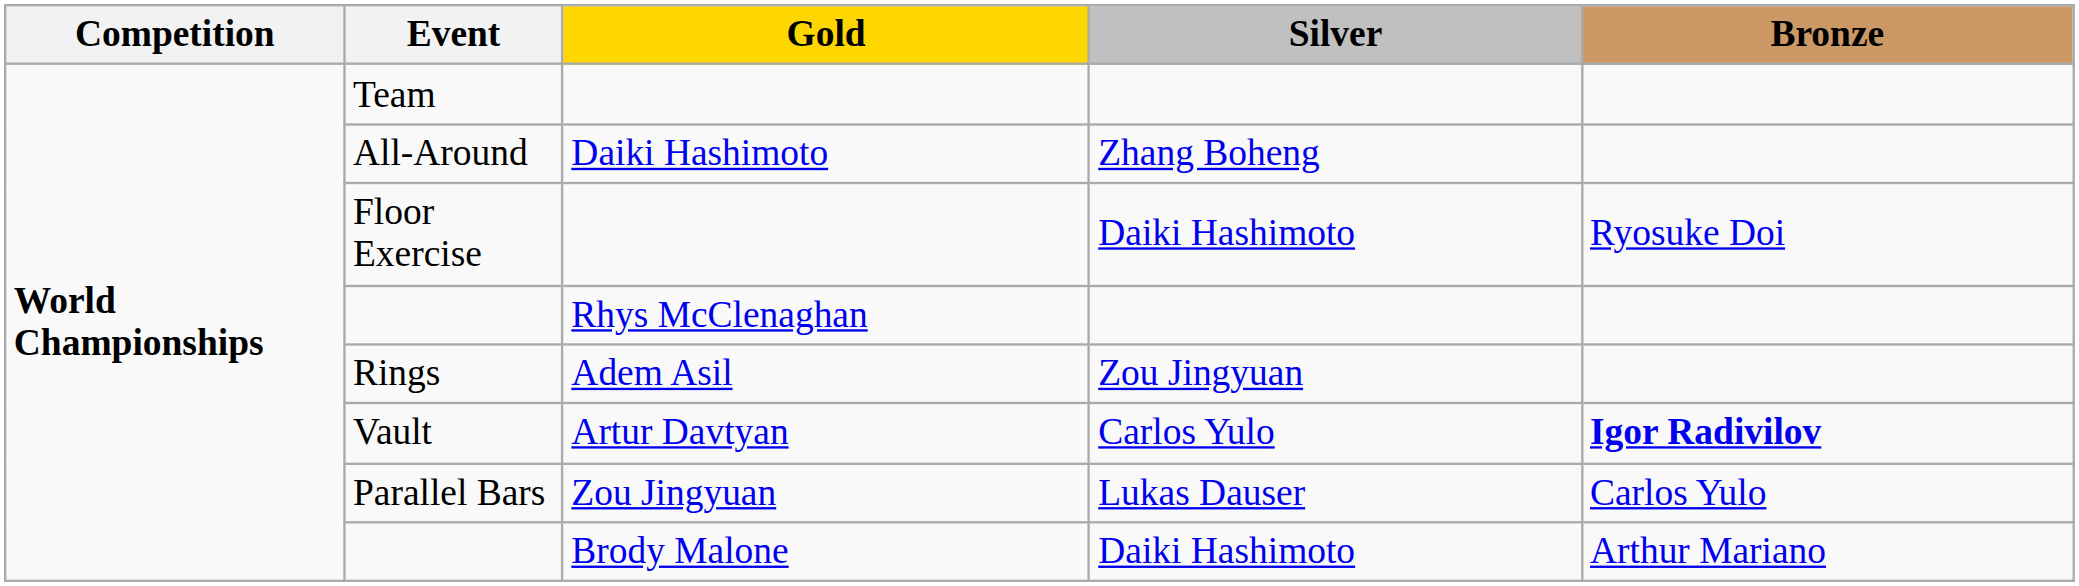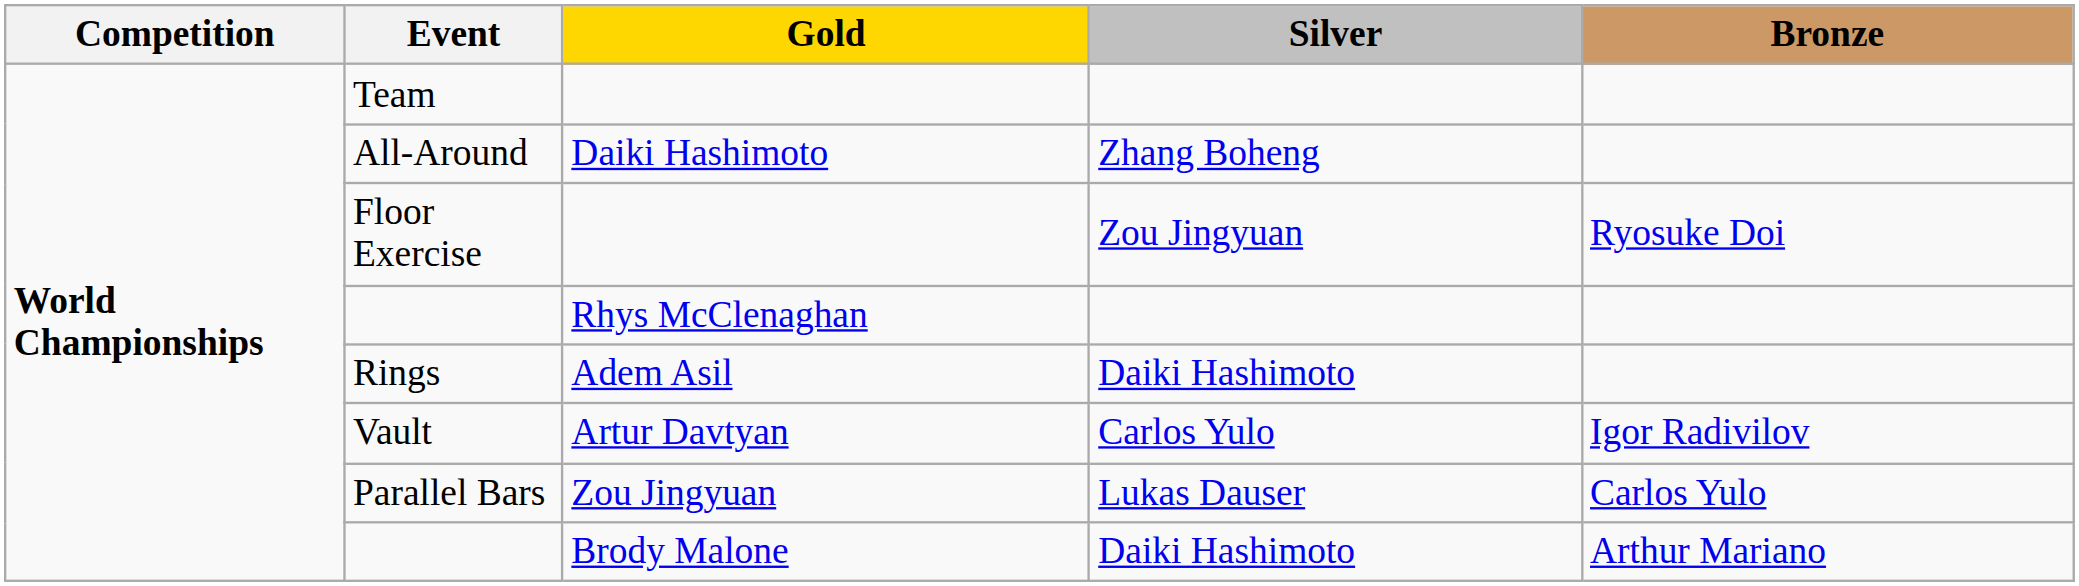(1227, 233) Daiki Hashimoto -> (1201, 233) Zou Jingyuan
(1201, 373) Zou Jingyuan -> (1227, 373) Daiki Hashimoto
(1706, 432) bold -> (1700, 432) normal
